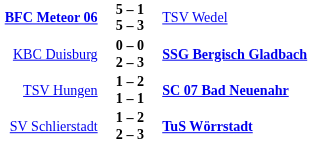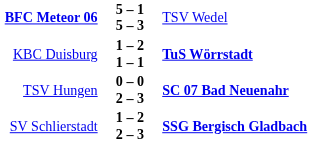(130, 53) 0 – 0 2 – 3 -> (130, 53) 1 – 2 1 – 1
(235, 53) SSG Bergisch Gladbach -> (207, 53) TuS Wörrstadt
(130, 90) 1 – 2 1 – 1 -> (130, 90) 0 – 0 2 – 3
(207, 126) TuS Wörrstadt -> (235, 126) SSG Bergisch Gladbach
